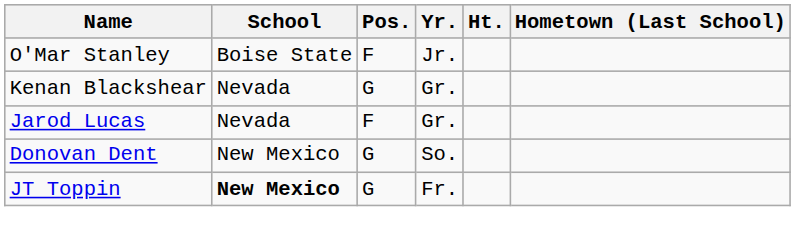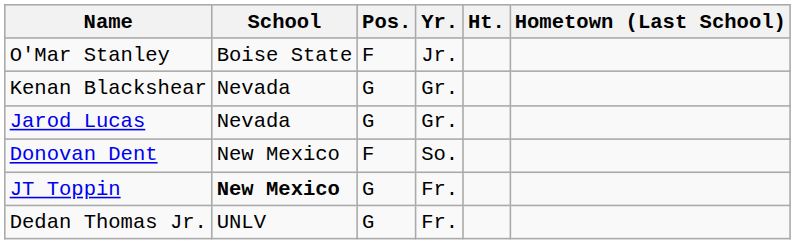(368, 122) F -> (368, 122) G
(368, 155) G -> (368, 155) F
+ row: (108, 222)
